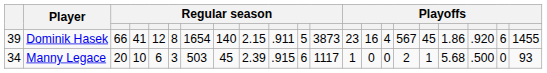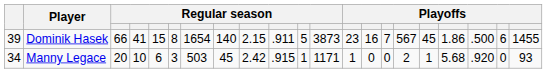(159, 39) 12 -> (159, 39) 15
(387, 39) 4 -> (387, 39) 7
(482, 39) .920 -> (482, 39) .500
(254, 58) 2.39 -> (254, 58) 2.42
(304, 58) 6 -> (304, 58) 1
(326, 58) 1117 -> (326, 58) 1171
(482, 58) .500 -> (482, 58) .920
